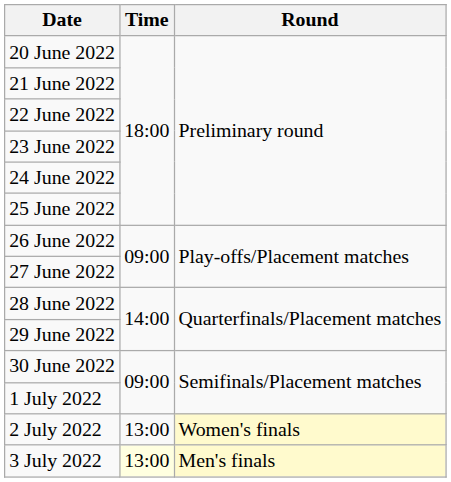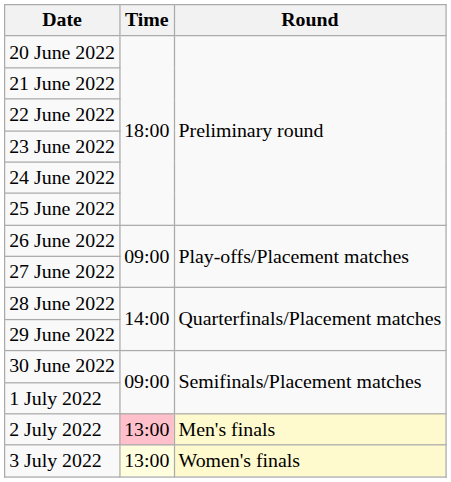(147, 429) no background -> (147, 429) pink background
(239, 429) Women's finals -> (227, 429) Men's finals
(227, 460) Men's finals -> (239, 460) Women's finals
